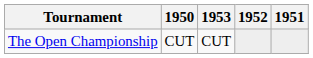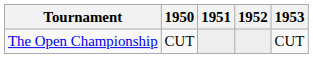columns swapped: (289, 16) <-> (216, 16)
